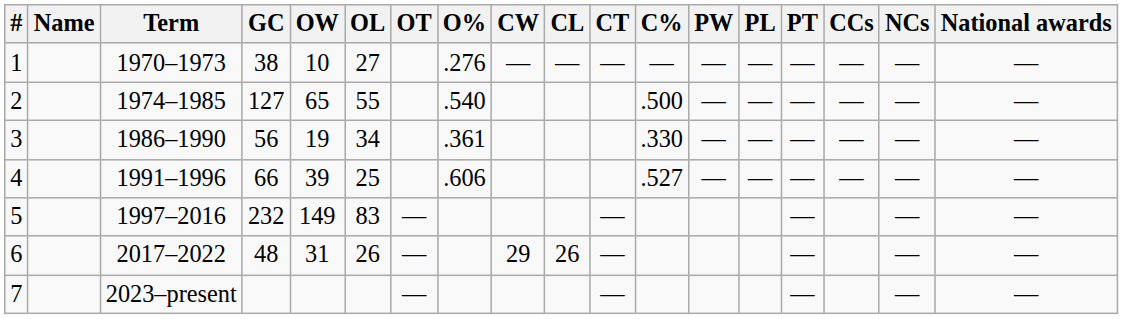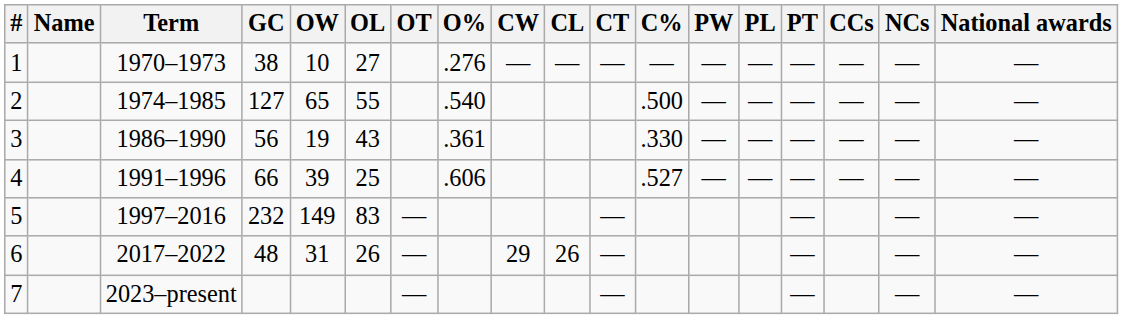(368, 139) 34 -> (368, 139) 43
